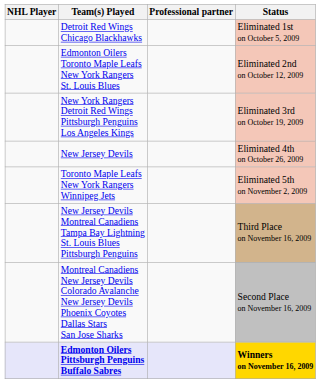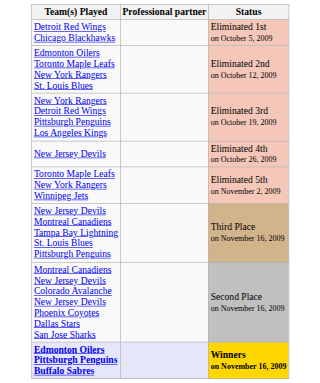- column: (32, 12)
